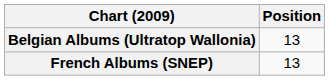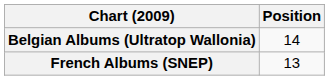(292, 39) 13 -> (292, 39) 14
